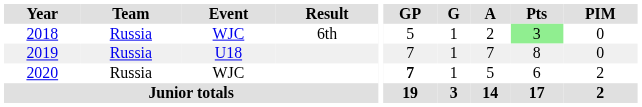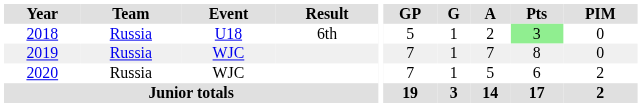(228, 33) WJC -> (228, 33) U18
(228, 53) U18 -> (228, 53) WJC
(410, 73) bold -> (410, 73) normal
